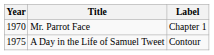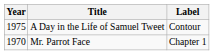rows swapped: (60, 27) <-> (97, 42)
